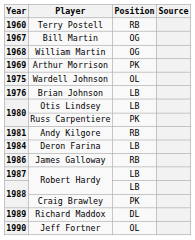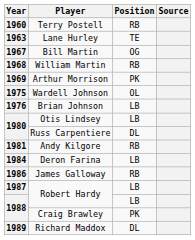+ row: (16, 38)
(134, 52) OG -> (134, 65) RB
(134, 120) PK -> (134, 133) DL
- row: (16, 228)
